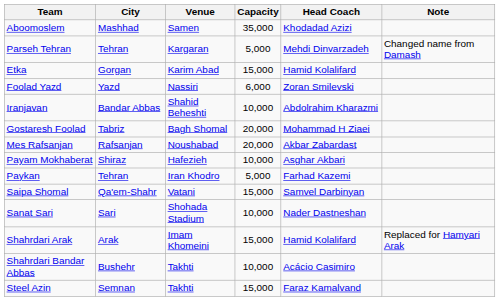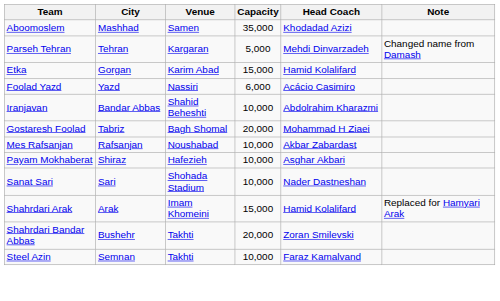(319, 86) Zoran Smilevski -> (319, 86) Acácio Casimiro
(258, 144) 20,000 -> (258, 144) 10,000
- row: (23, 176)
- row: (37, 192)
(258, 267) 10,000 -> (258, 235) 20,000
(319, 267) Acácio Casimiro -> (319, 235) Zoran Smilevski
(258, 288) 15,000 -> (258, 256) 10,000
